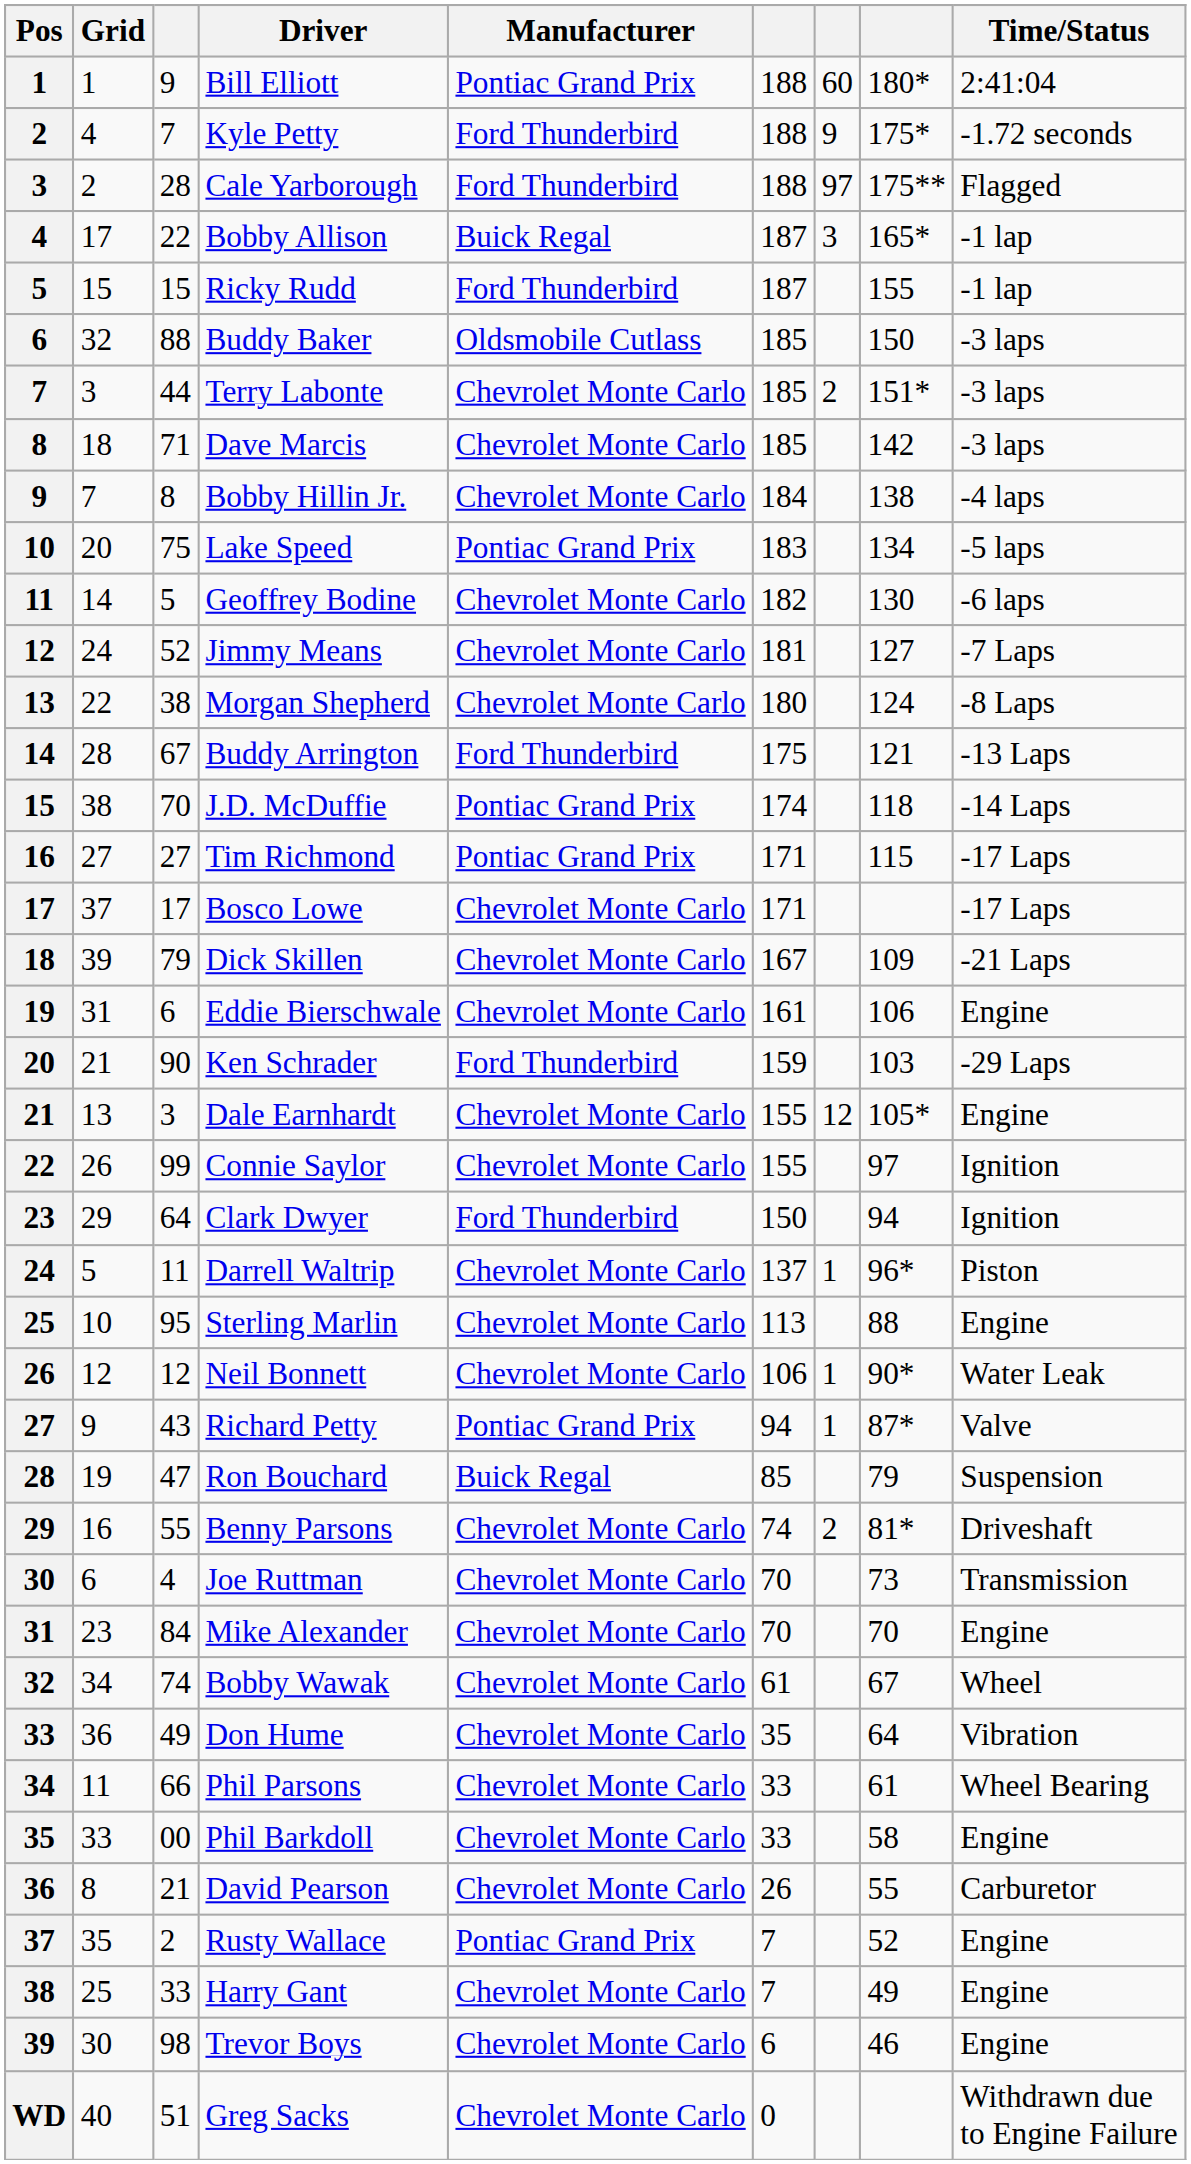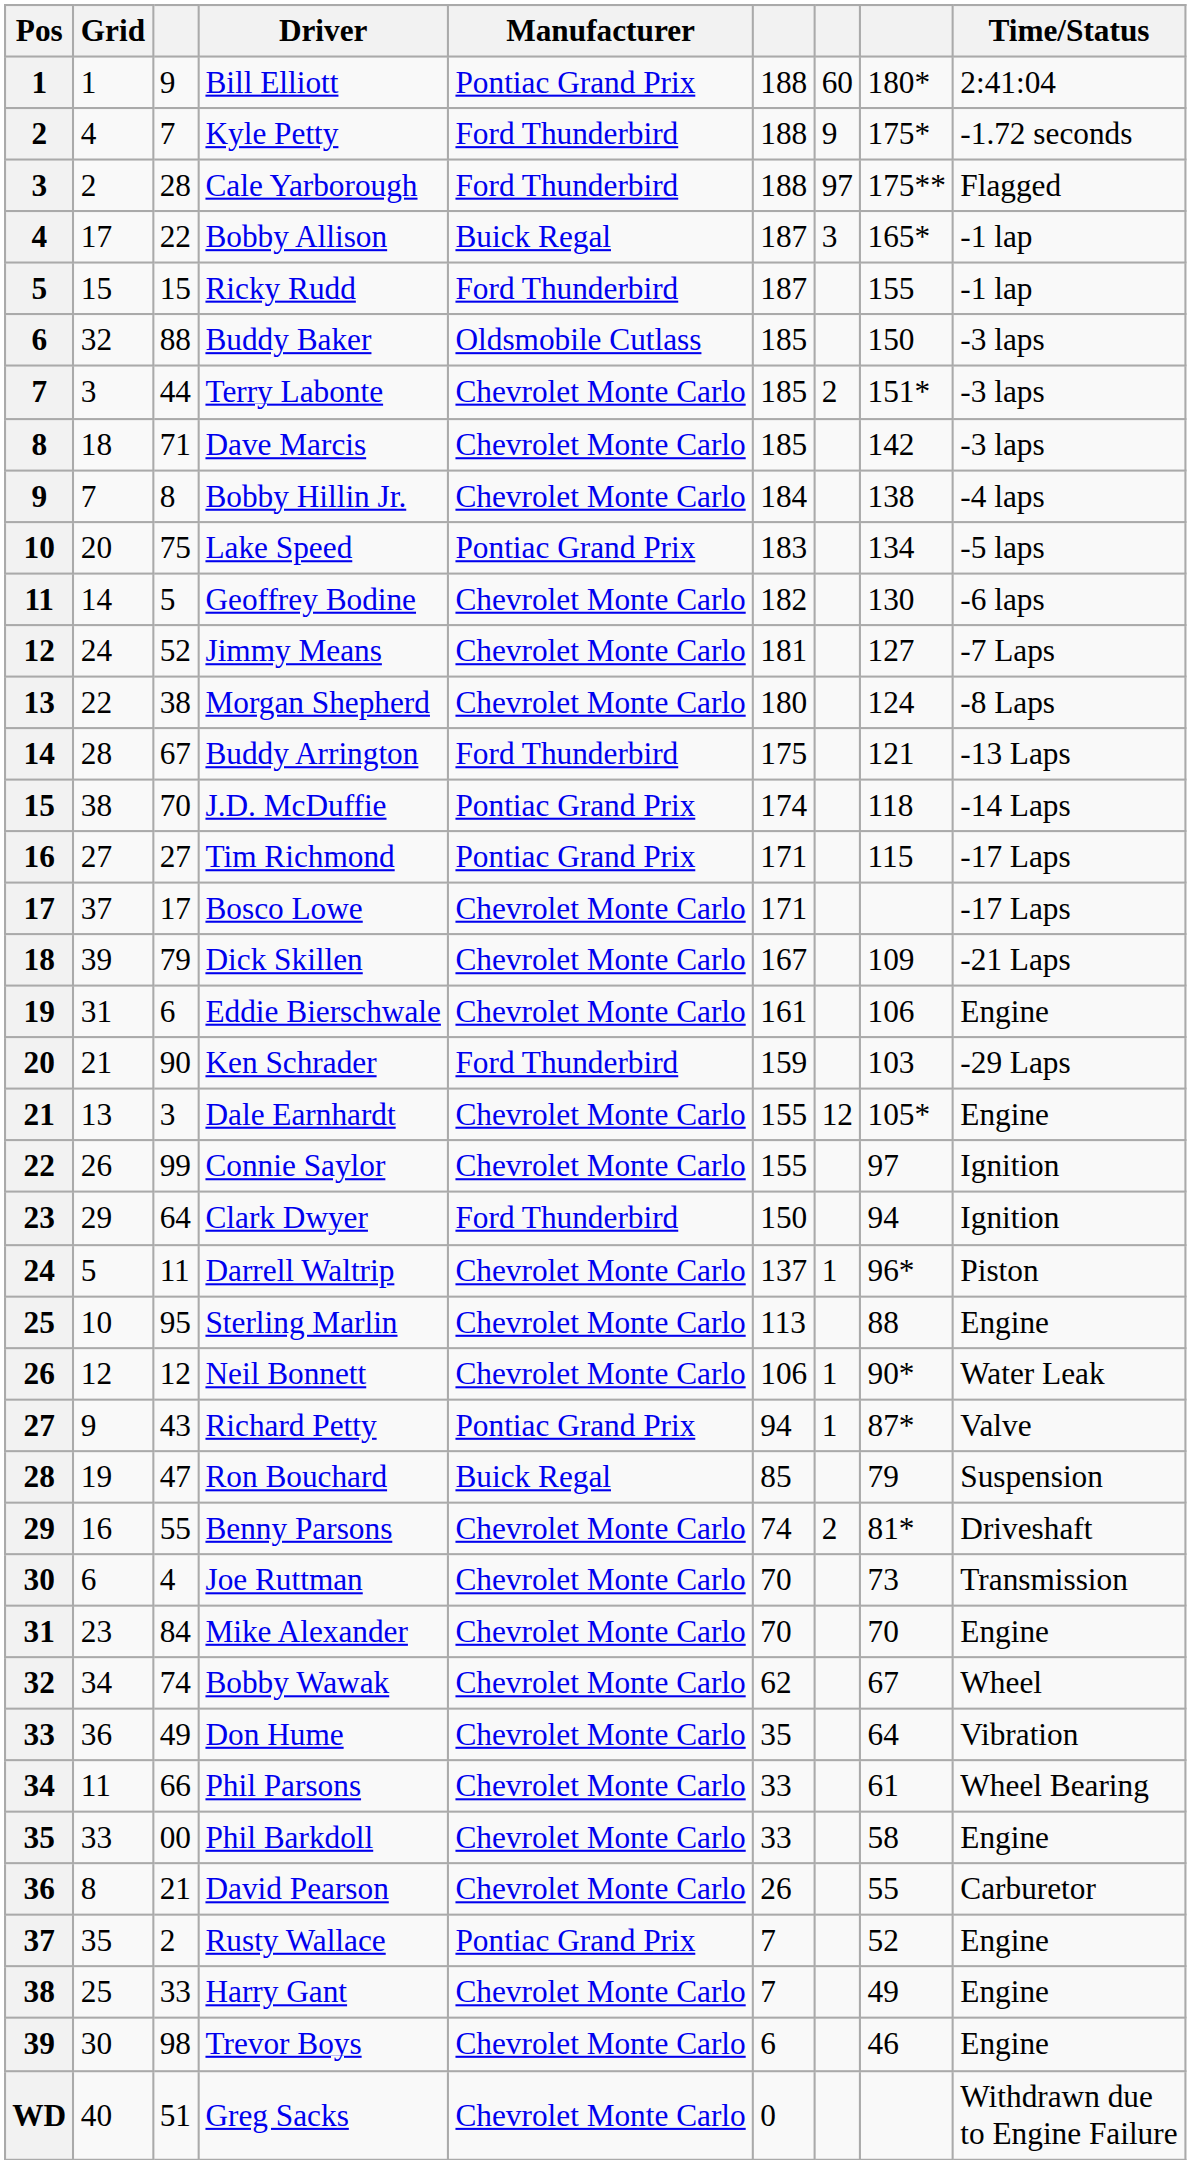(776, 1682) 61 -> (776, 1682) 62
